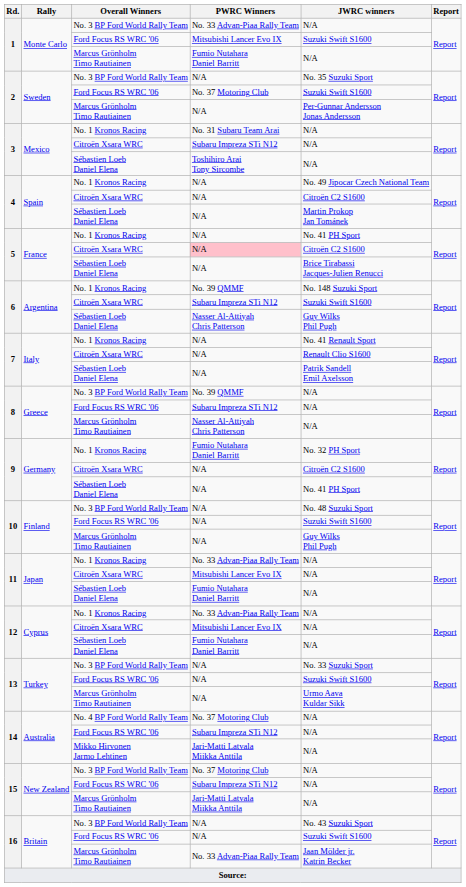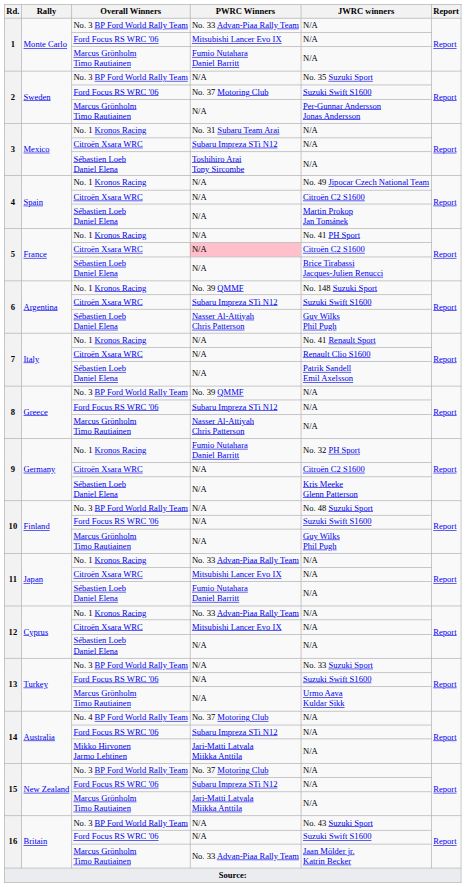(337, 39) Suzuki Swift S1600 -> (310, 39) N/A
(332, 488) No. 41 PH Sport -> (330, 488) Kris Meeke Glenn Patterson
(220, 646) Fumio Nutahara Daniel Barritt -> (199, 646) N/A
